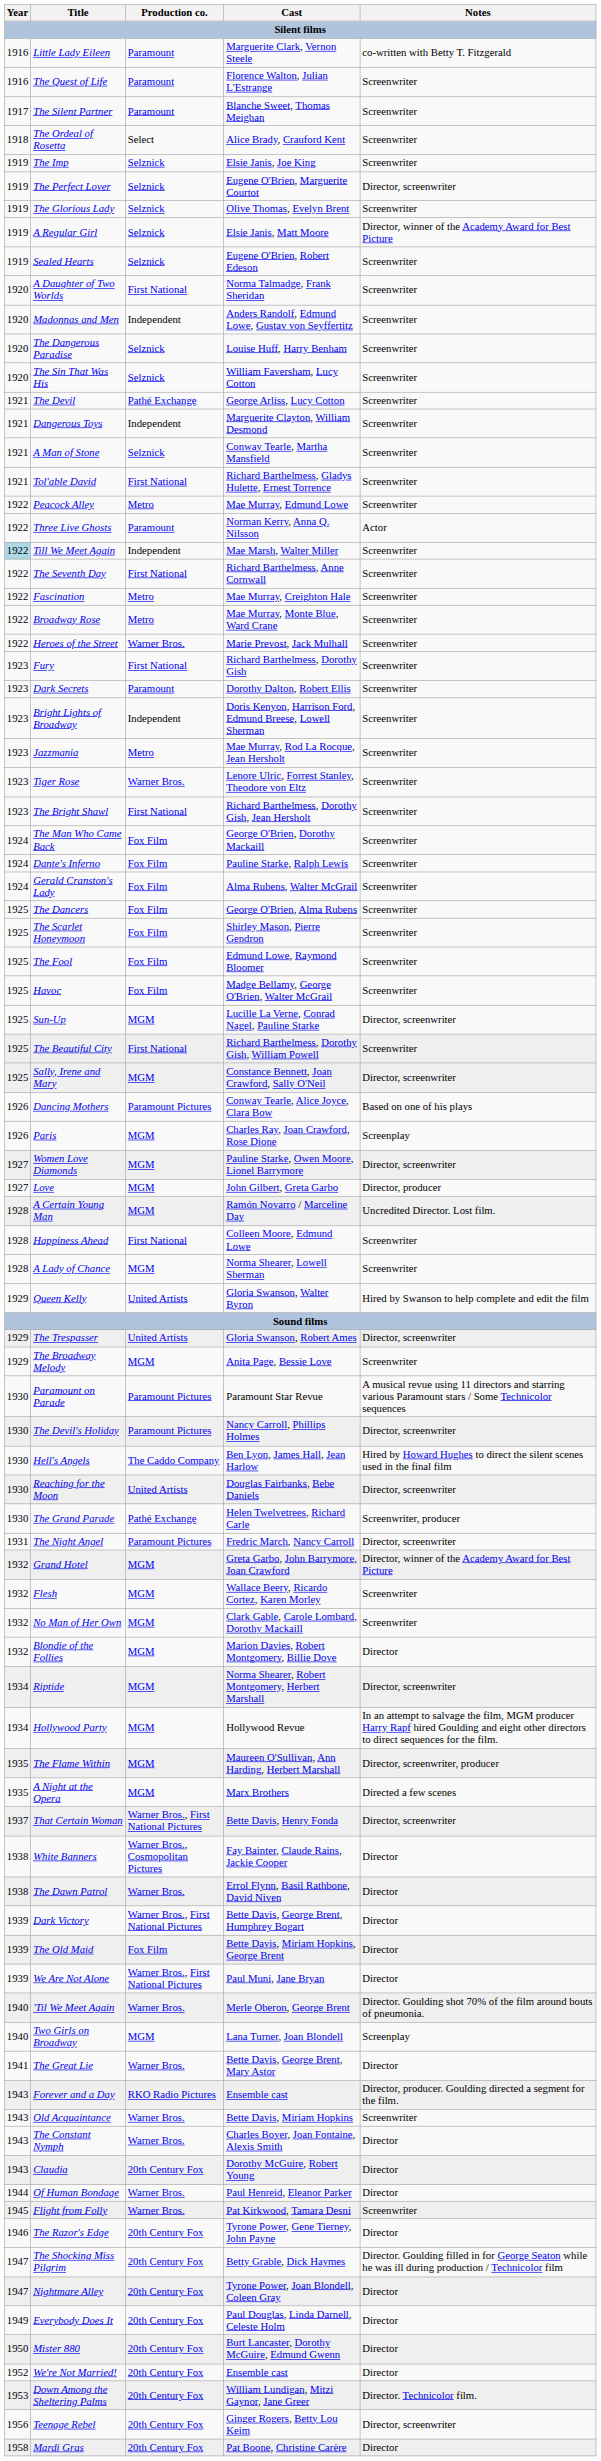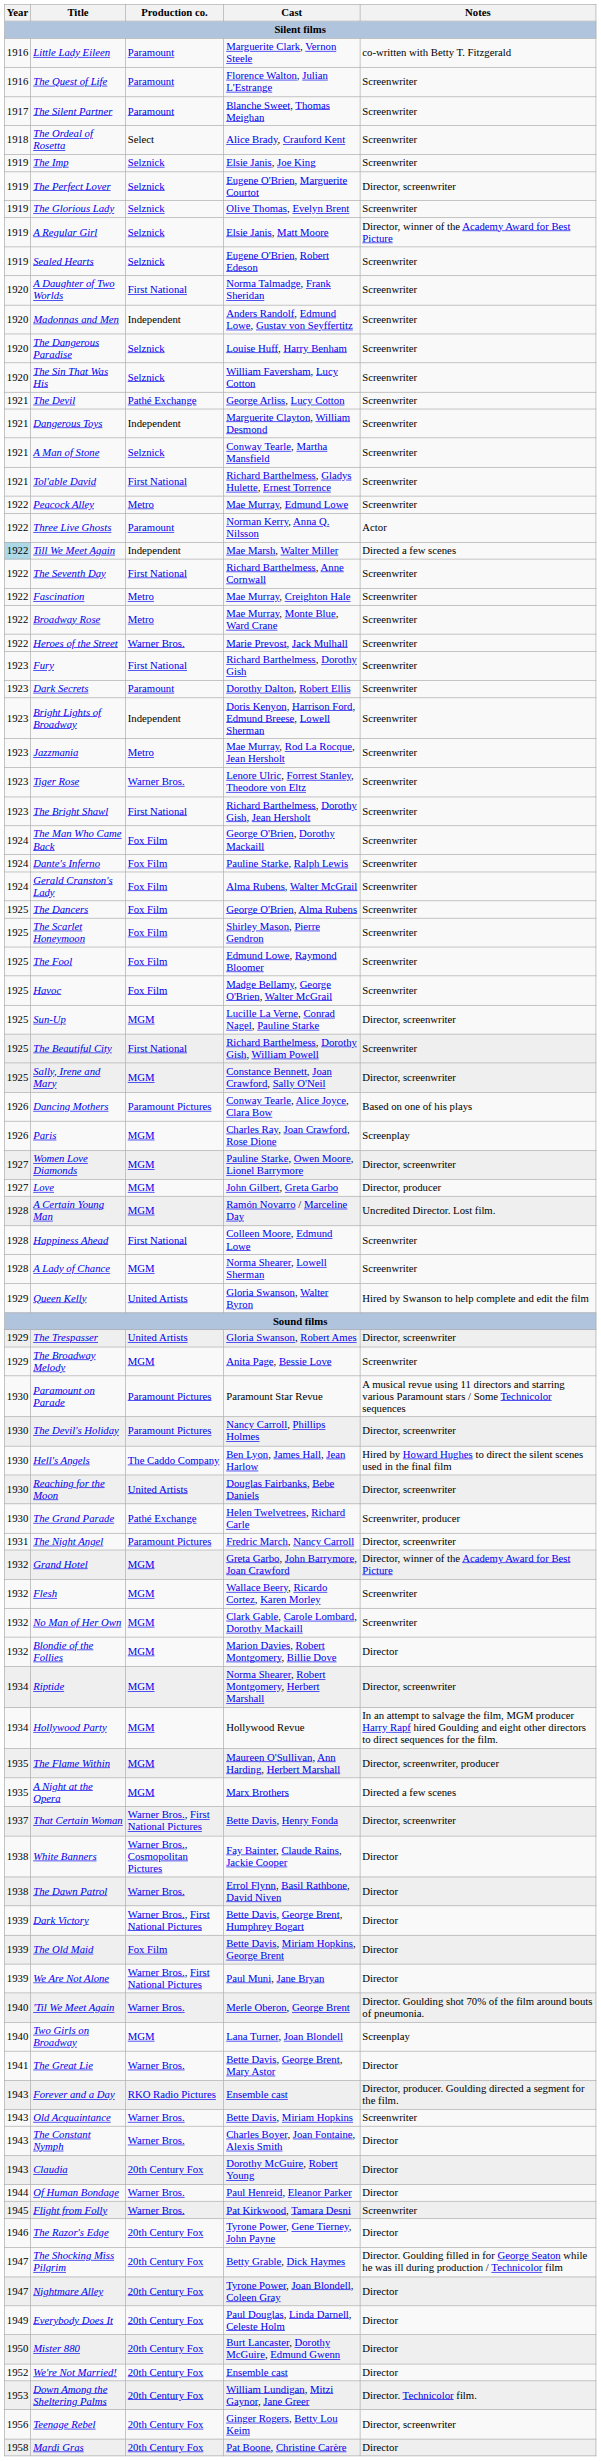(390, 550) Screenwriter -> (409, 550) Directed a few scenes
